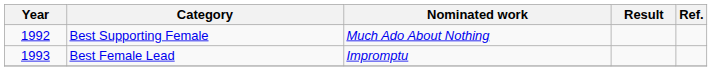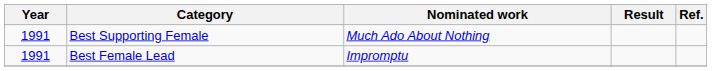(35, 35) 1992 -> (35, 35) 1991
(35, 55) 1993 -> (35, 55) 1991
